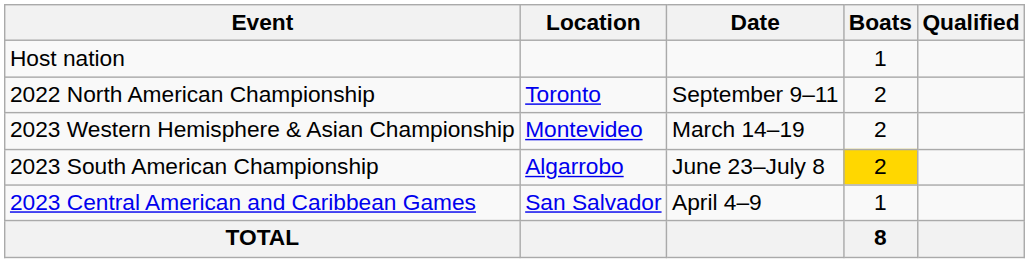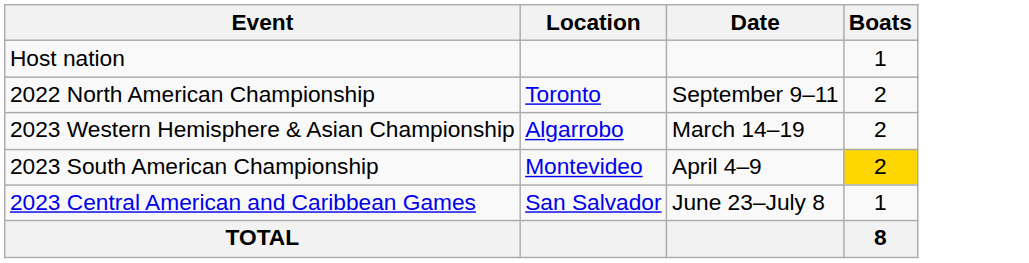- column: (971, 22)
(584, 130) Montevideo -> (574, 130) Algarrobo
(574, 166) Algarrobo -> (584, 166) Montevideo
(748, 166) June 23–July 8 -> (717, 166) April 4–9
(717, 202) April 4–9 -> (748, 202) June 23–July 8
